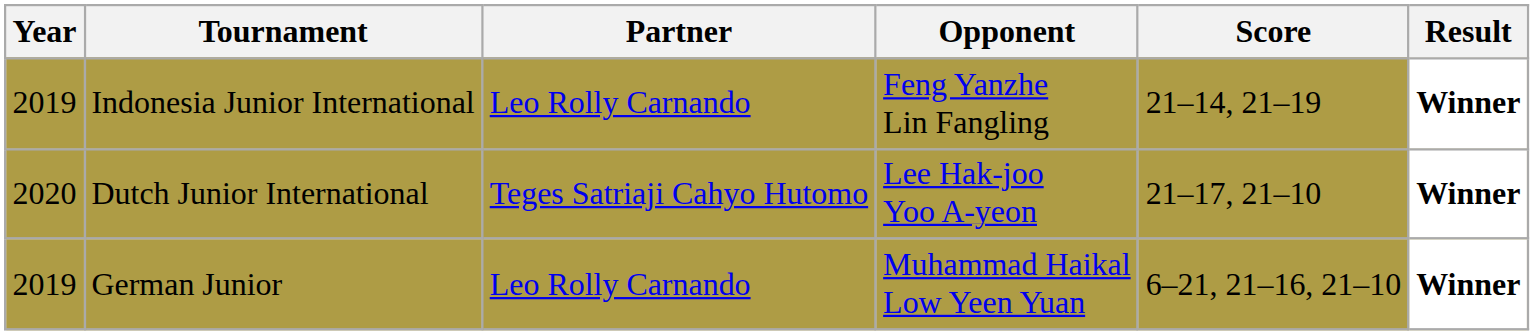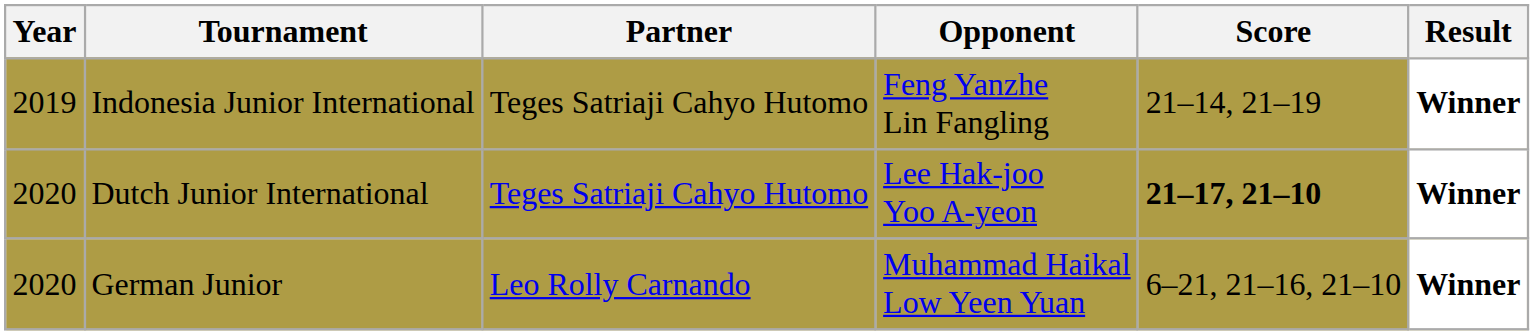(620, 102) Leo Rolly Carnando -> (679, 102) Teges Satriaji Cahyo Hutomo
(1233, 193) normal -> (1233, 193) bold
(45, 283) 2019 -> (45, 283) 2020
